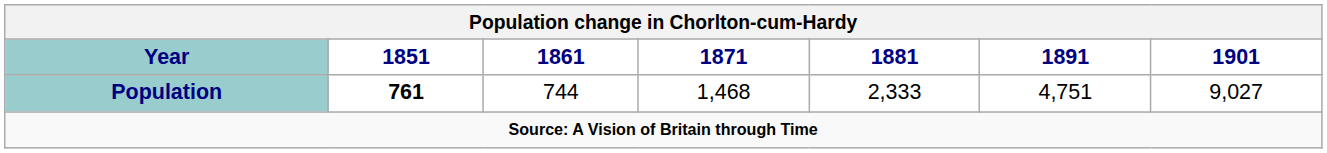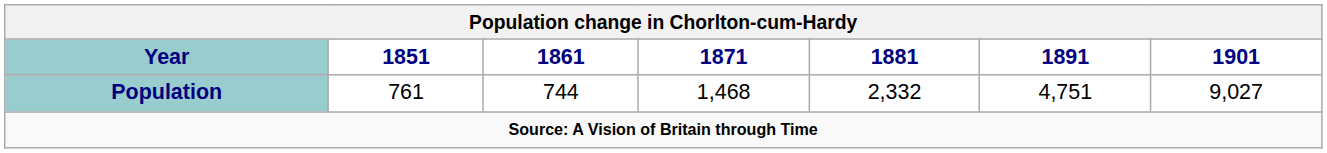(406, 93) bold -> (406, 93) normal
(894, 93) 2,333 -> (894, 93) 2,332
